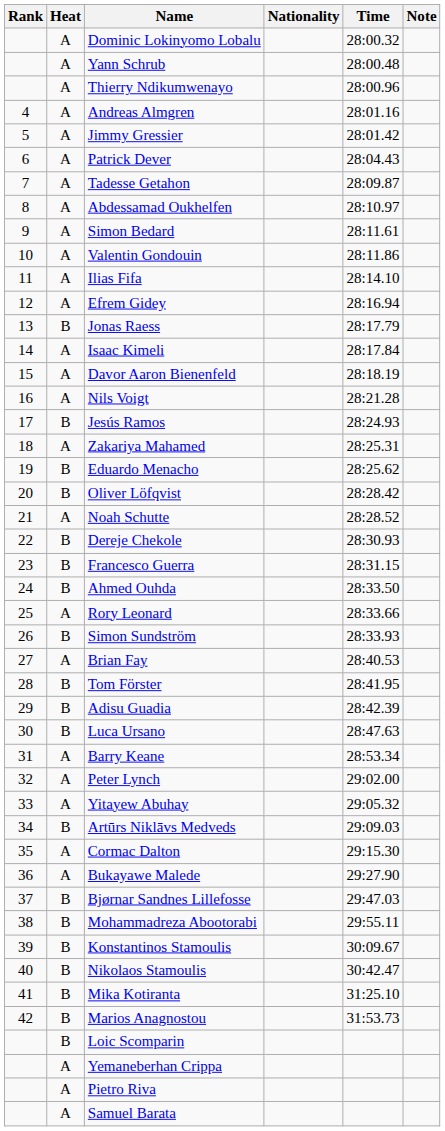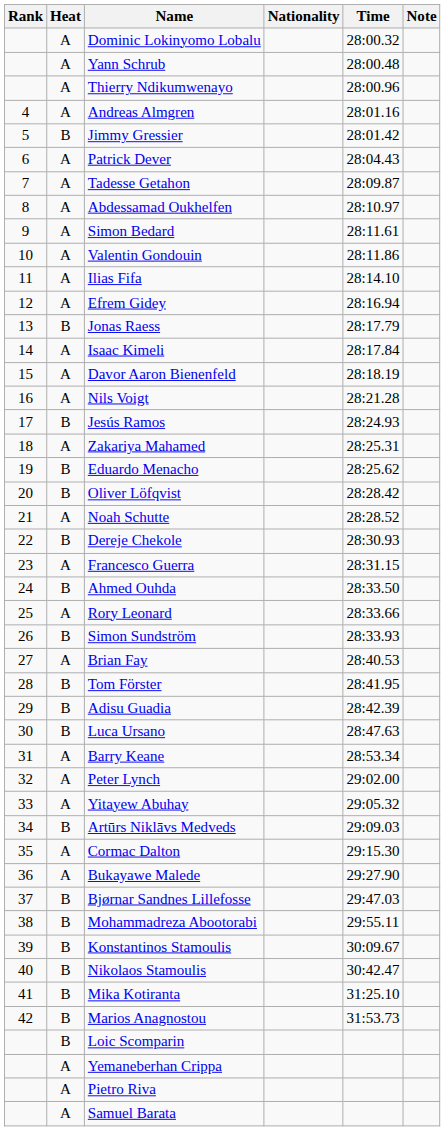(65, 135) A -> (65, 135) B
(65, 565) B -> (65, 565) A
